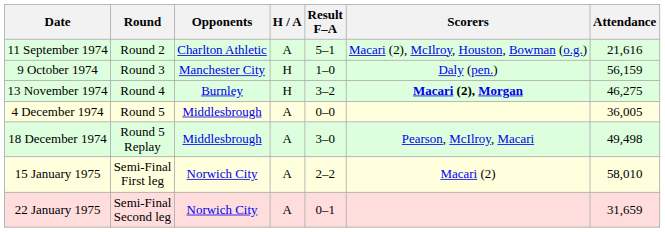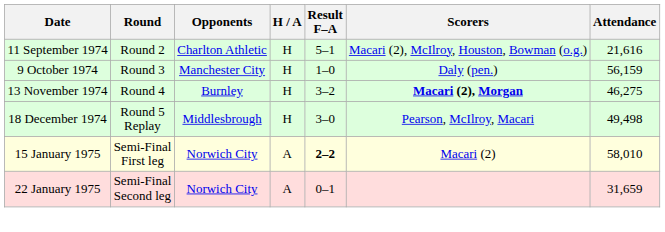(287, 49) A -> (287, 49) H
- row: (58, 111)
(287, 139) A -> (287, 118) H
(325, 174) normal -> (325, 153) bold
